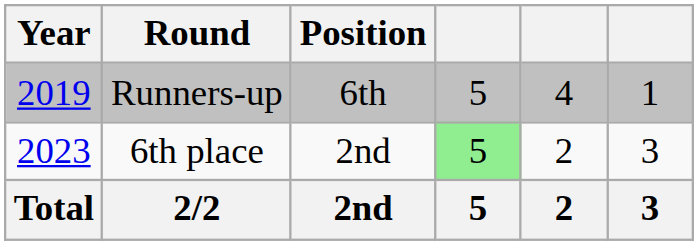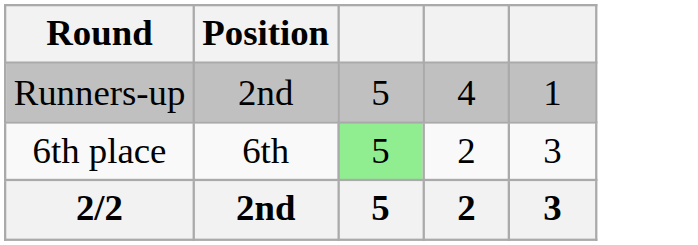- column: (54, 33)
(363, 92) 6th -> (266, 92) 2nd
(363, 150) 2nd -> (266, 150) 6th
